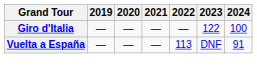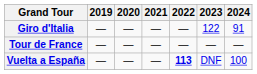(238, 28) 100 -> (238, 28) 91
+ row: (46, 45)
(183, 45) normal -> (183, 61) bold
(238, 45) 91 -> (238, 61) 100
